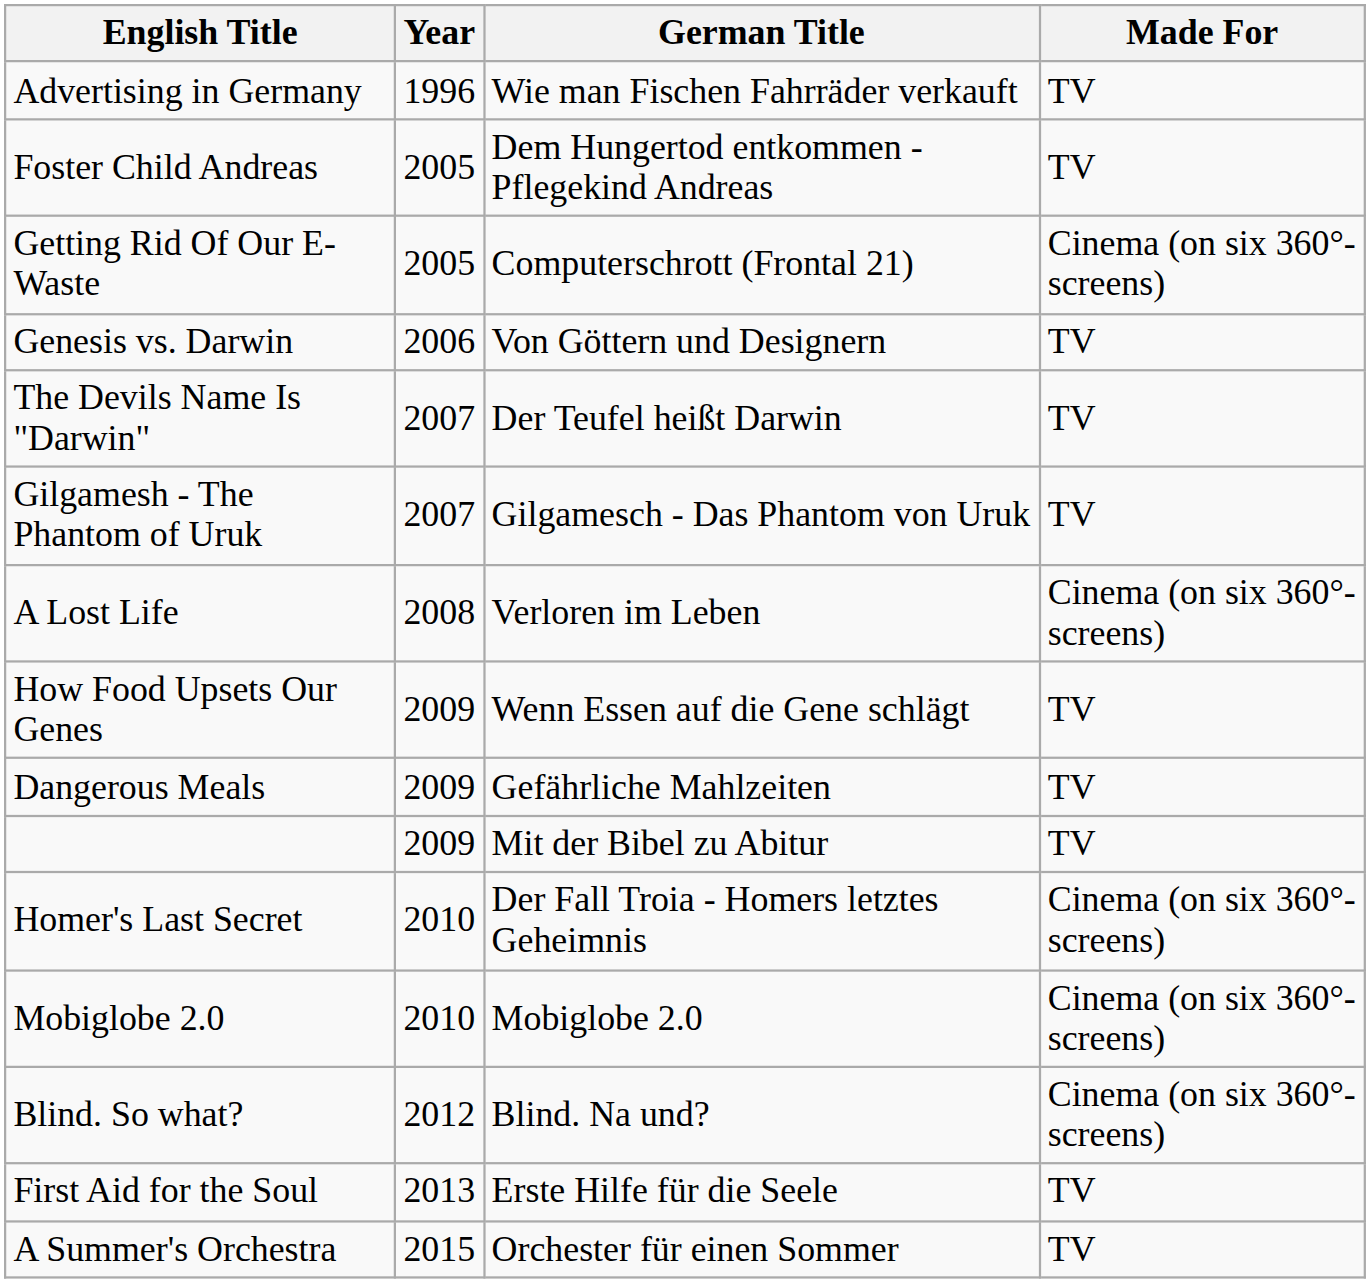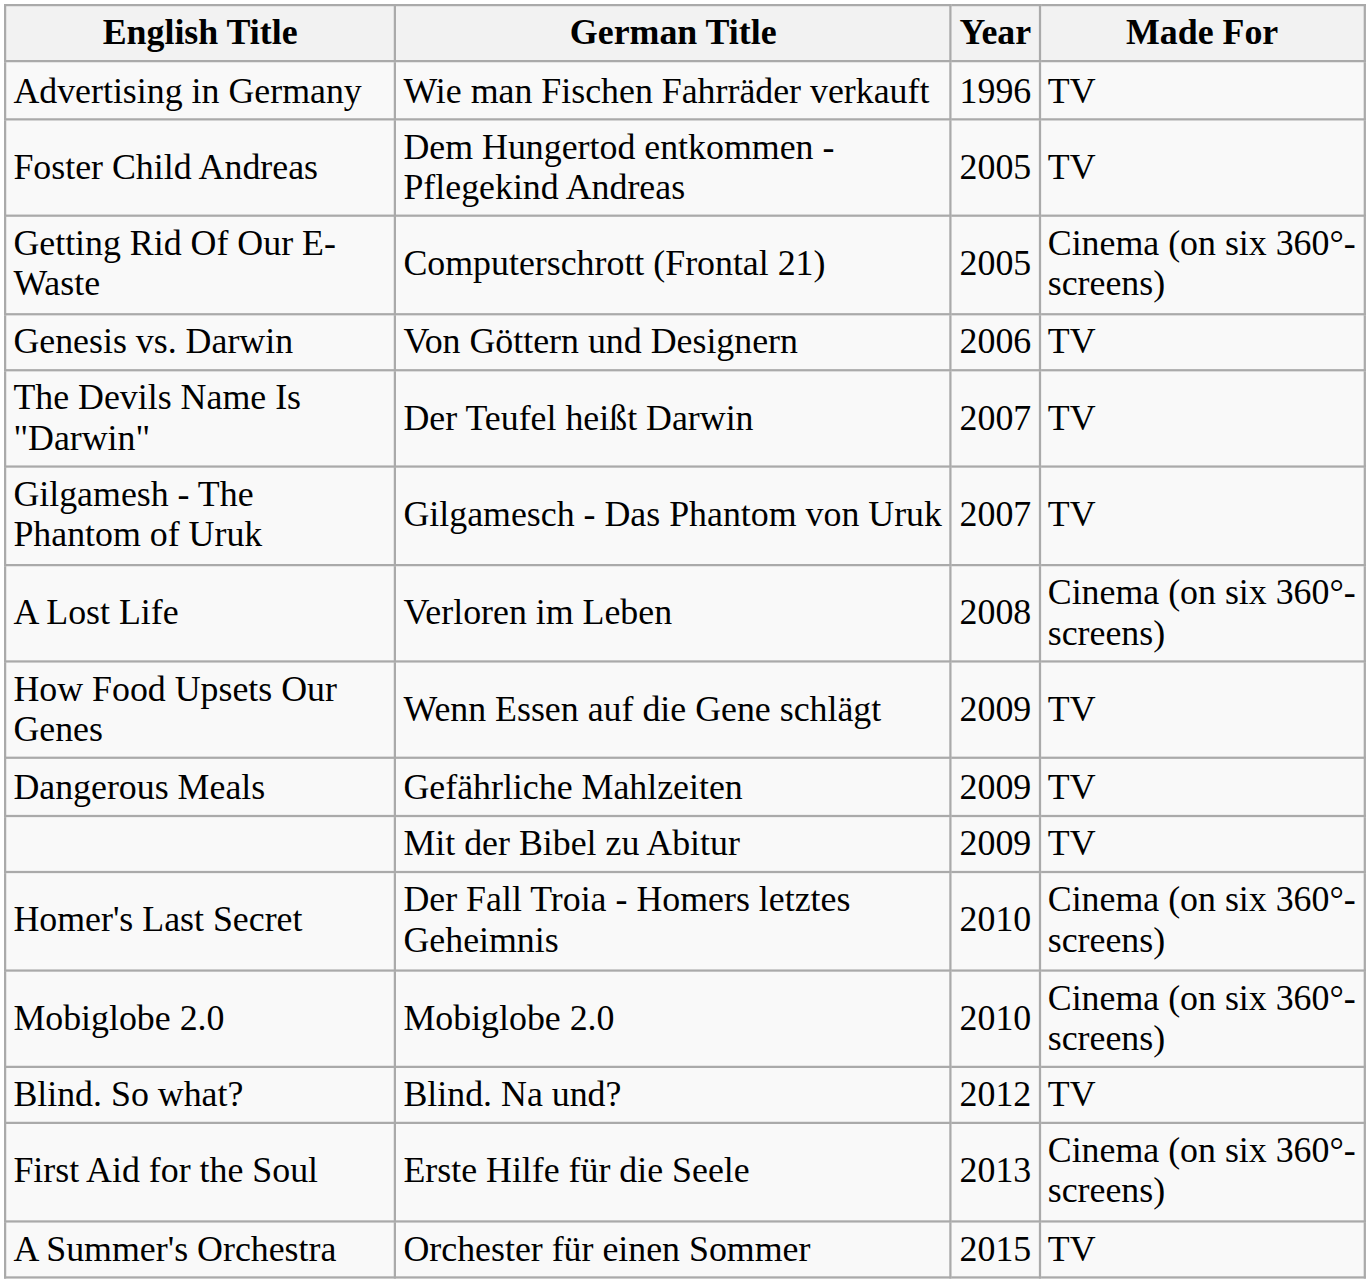columns swapped: (761, 32) <-> (439, 32)
(1202, 1114) Cinema (on six 360°-screens) -> (1072, 1094) TV
(1072, 1191) TV -> (1202, 1171) Cinema (on six 360°-screens)
